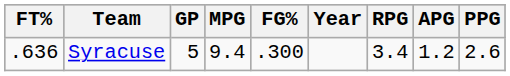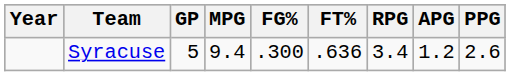columns swapped: (338, 22) <-> (34, 22)
